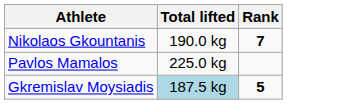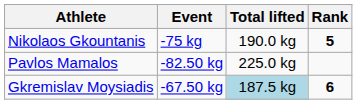+ column: (192, 17)
(260, 40) 7 -> (330, 40) 5
(260, 88) 5 -> (330, 88) 6
